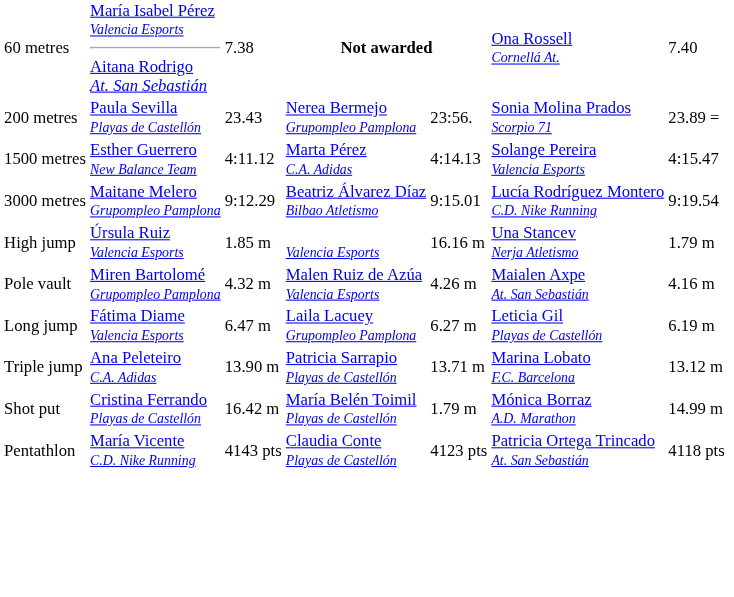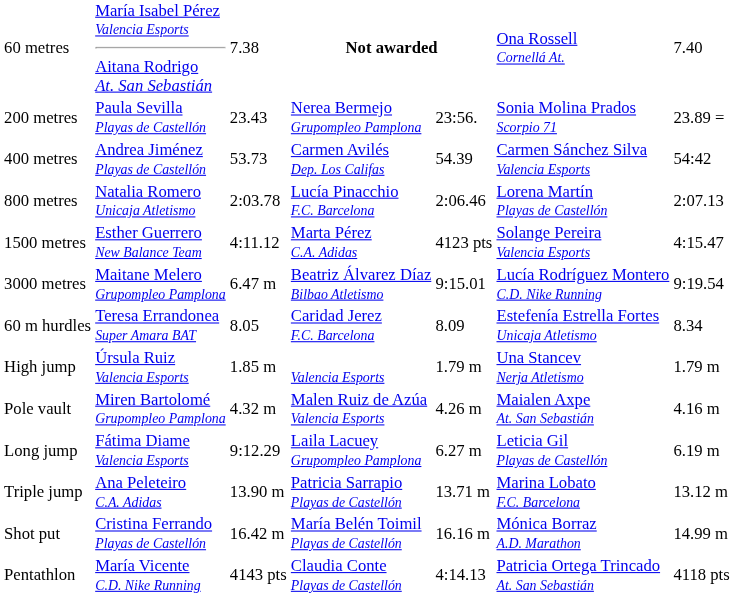+ row: (41, 159)
+ row: (41, 200)
(456, 159) 4:14.13 -> (464, 242) 4123 pts
(250, 200) 9:12.29 -> (253, 283) 6.47 m
+ row: (48, 325)
(458, 242) 16.16 m -> (459, 367) 1.79 m
(248, 325) 6.47 m -> (255, 450) 9:12.29
(453, 408) 1.79 m -> (463, 533) 16.16 m
(459, 450) 4123 pts -> (461, 575) 4:14.13
